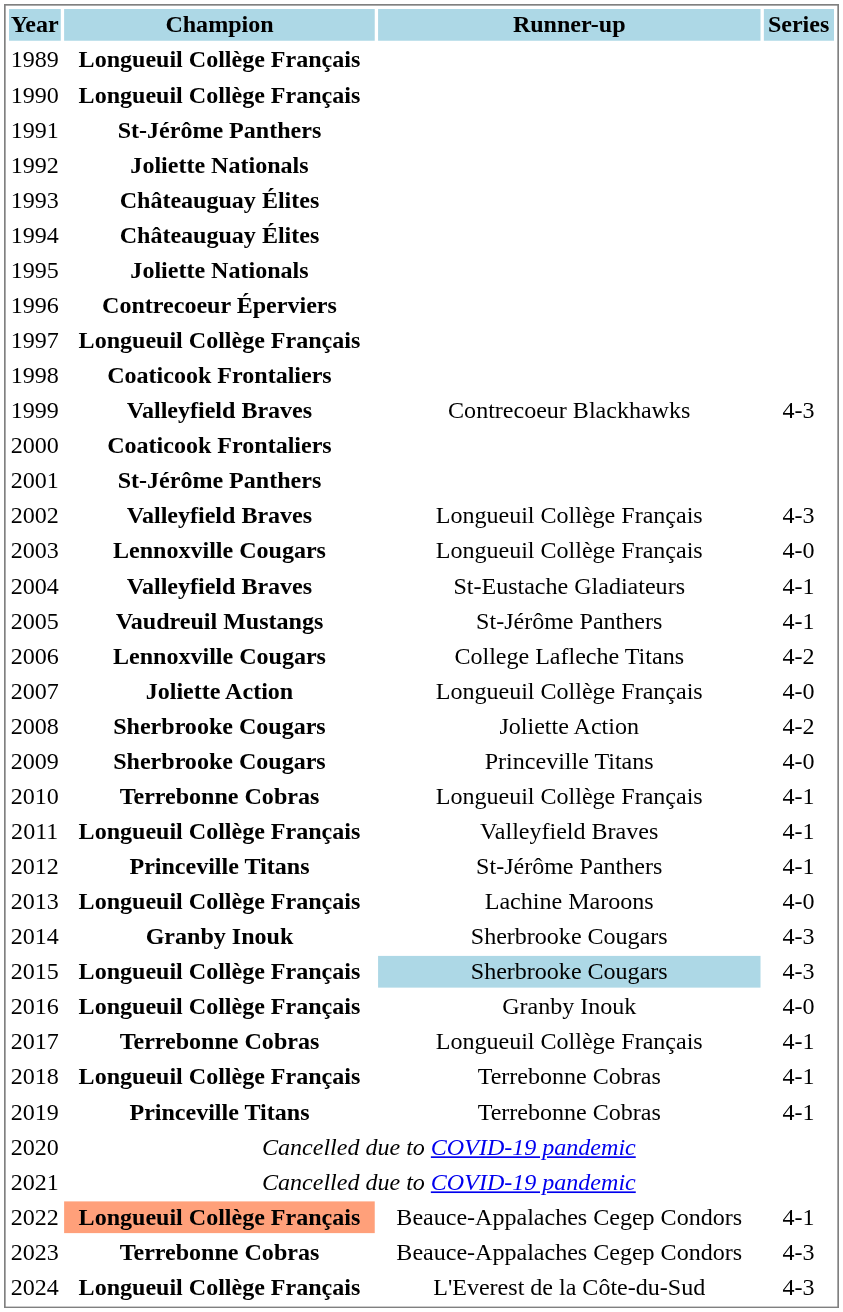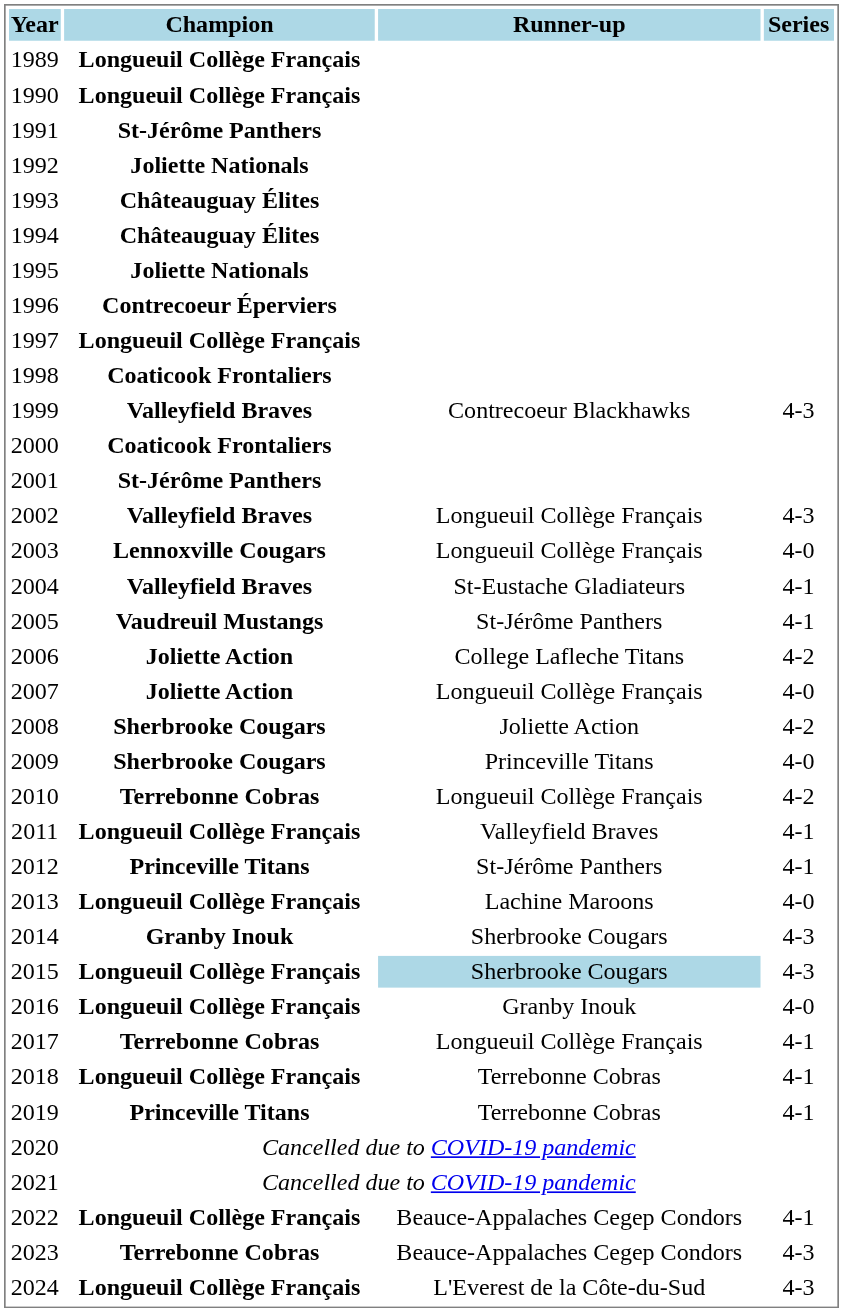(219, 655) Lennoxville Cougars -> (219, 655) Joliette Action
(799, 796) 4-1 -> (799, 796) 4-2
(219, 1216) lightsalmon background -> (219, 1216) no background
